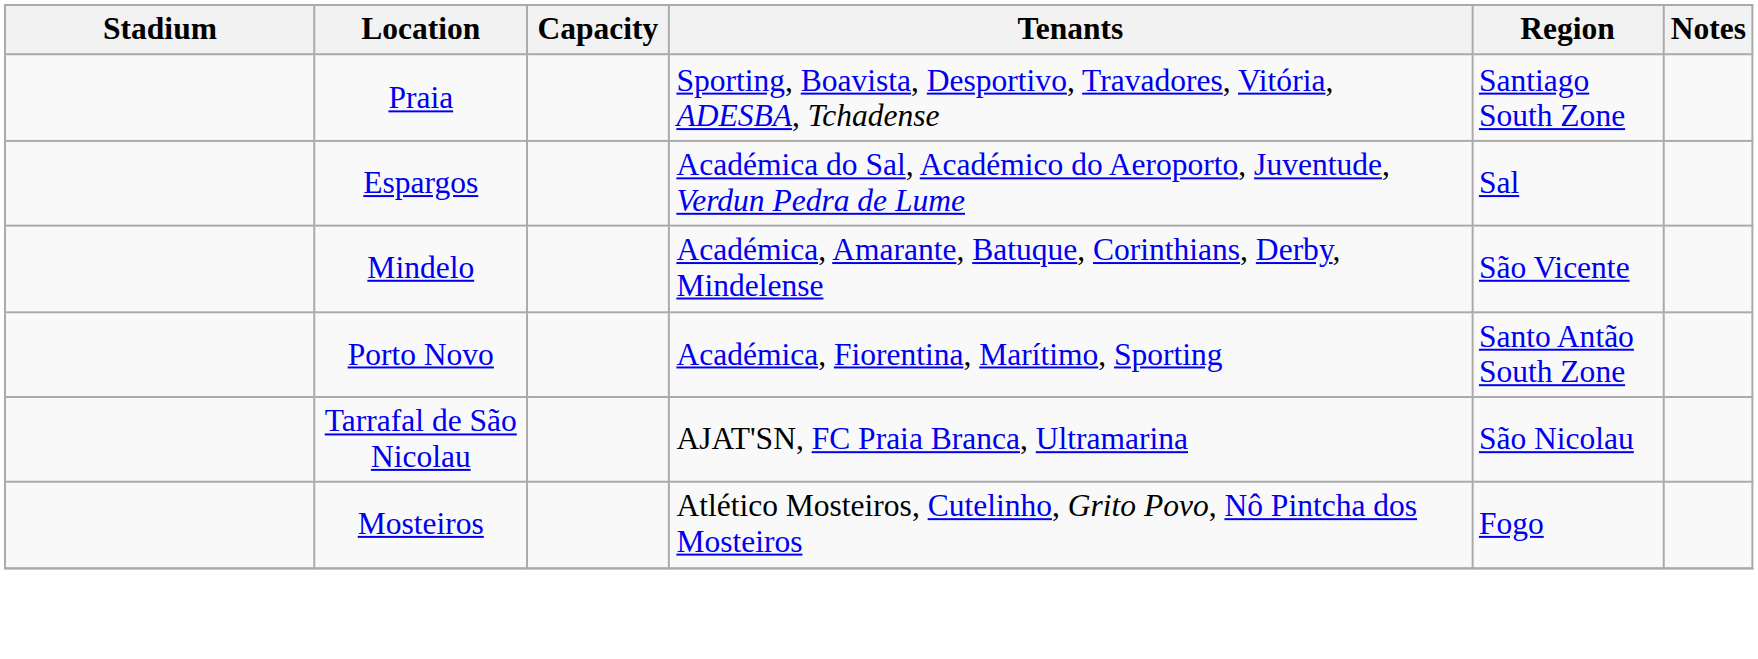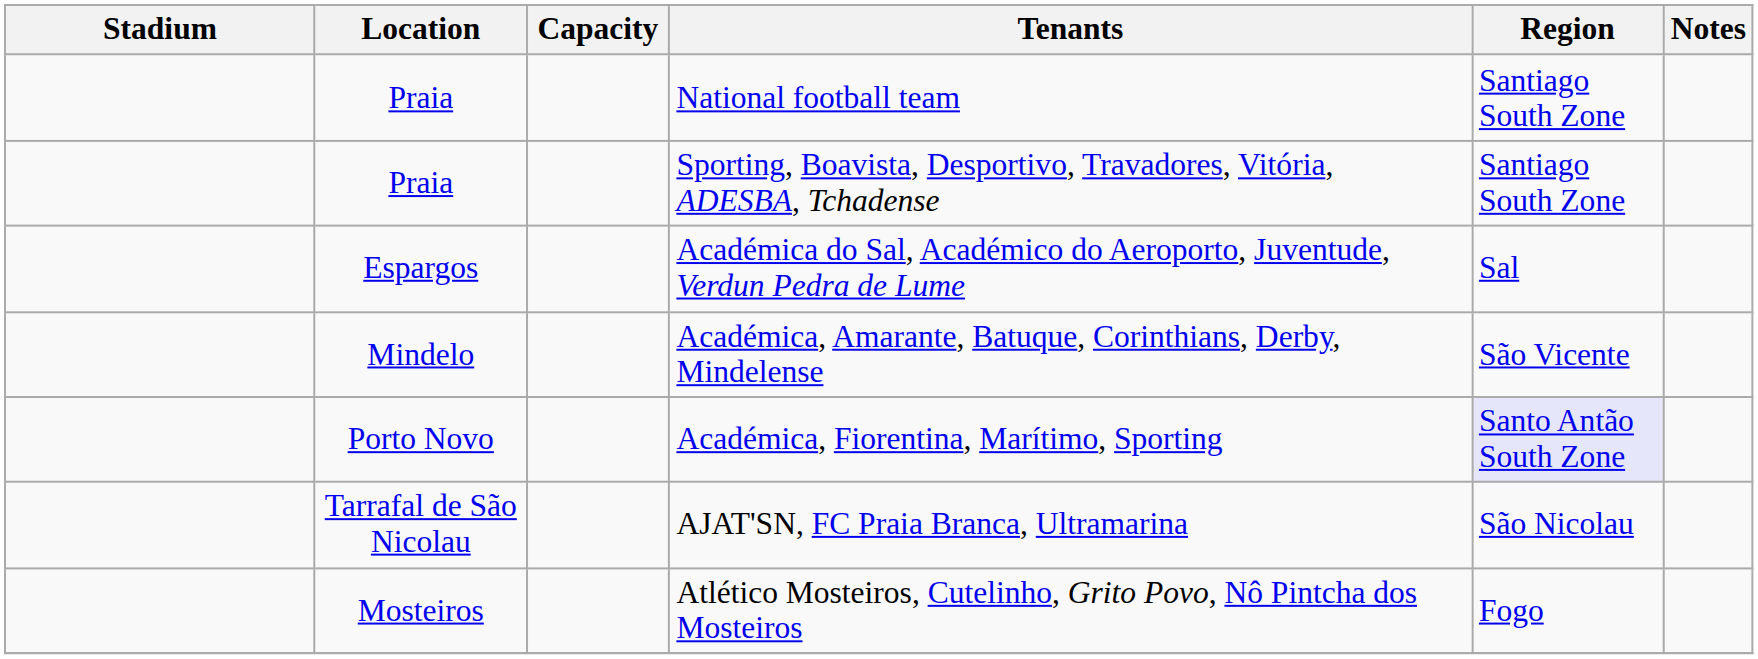+ row: (818, 97)
(1556, 353) no background -> (1556, 439) lavender background
